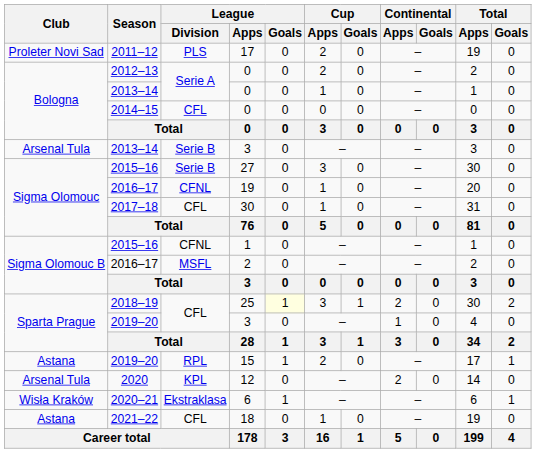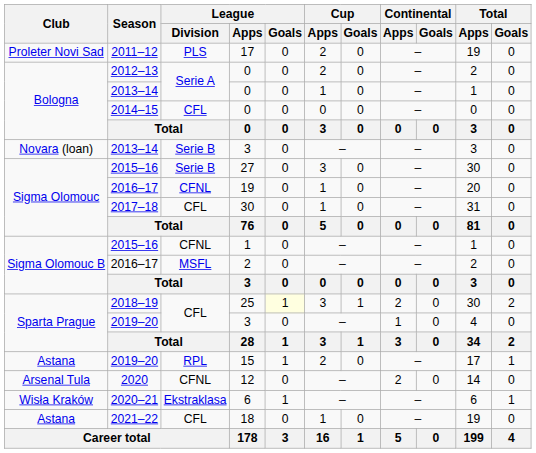(56, 149) Arsenal Tula -> (56, 149) Novara (loan)
(195, 380) KPL -> (195, 380) CFNL
